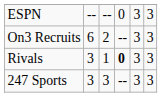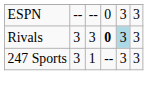- row: (44, 37)
(106, 59) 1 -> (92, 37) 3
(137, 59) no background -> (123, 37) lightblue background
(106, 80) 3 -> (92, 59) 1
